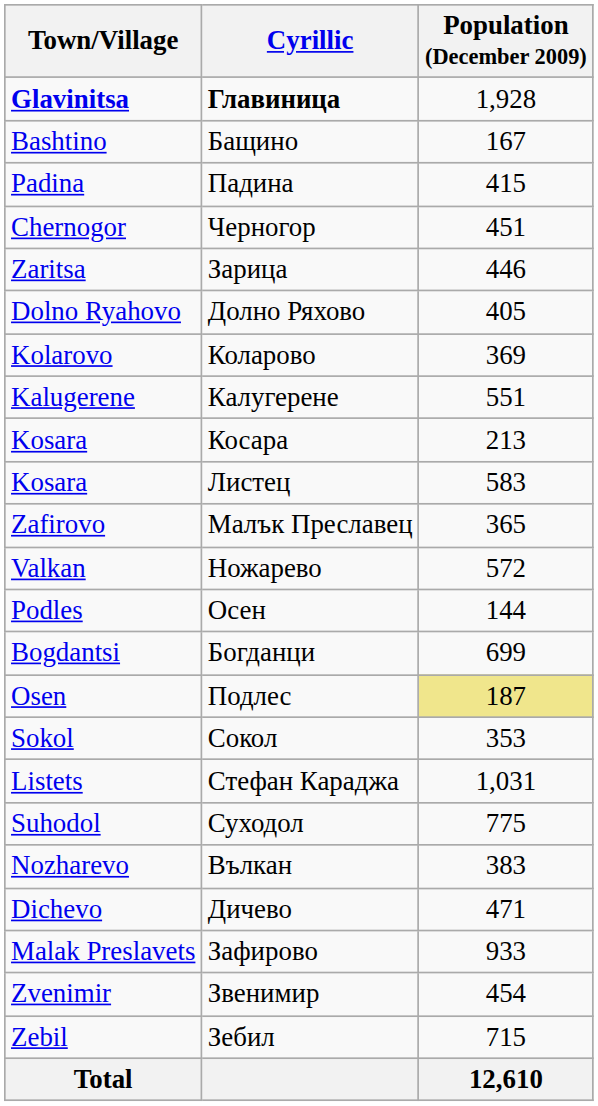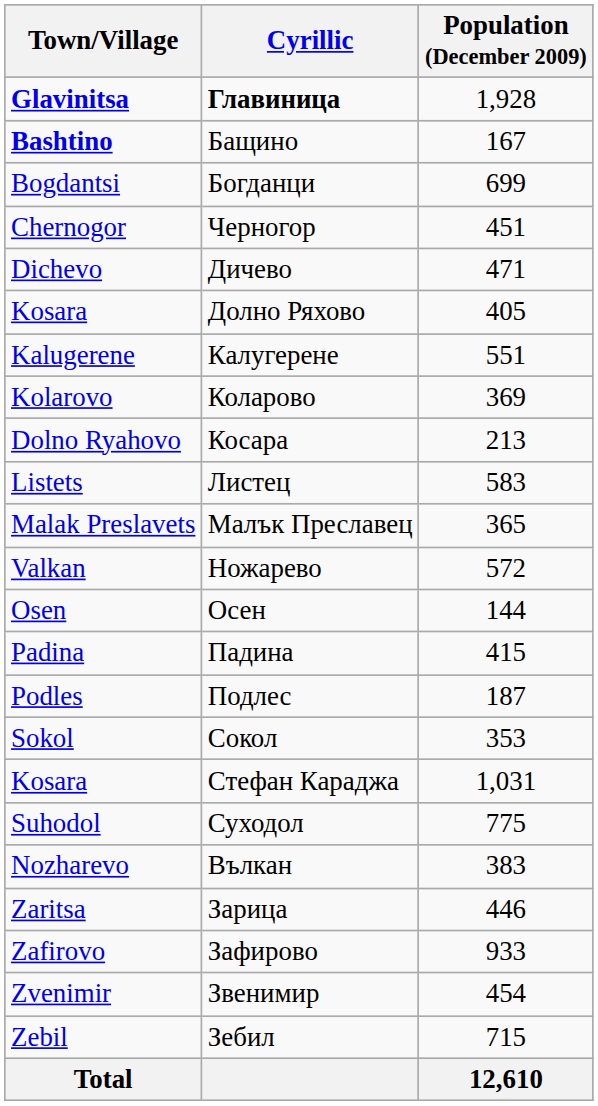(59, 141) normal -> (62, 141) bold
rows swapped: (261, 652) <-> (251, 183)
rows swapped: (250, 908) <-> (248, 269)
(96, 311) Dolno Ryahovo -> (49, 311) Kosara
rows swapped: (273, 397) <-> (262, 354)
(49, 439) Kosara -> (96, 439) Dolno Ryahovo
(49, 482) Kosara -> (47, 482) Listets
(58, 524) Zafirovo -> (103, 524) Malak Preslavets
(47, 610) Podles -> (39, 610) Osen
(39, 695) Osen -> (47, 695) Podles
(506, 695) khaki background -> (506, 695) no background
(47, 780) Listets -> (49, 780) Kosara
(103, 951) Malak Preslavets -> (58, 951) Zafirovo
